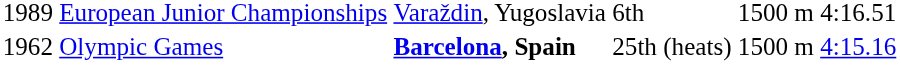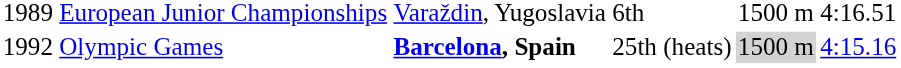(28, 47) 1962 -> (28, 47) 1992
(776, 47) no background -> (776, 47) lightgrey background
